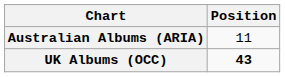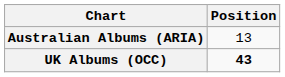(244, 38) 11 -> (244, 38) 13
